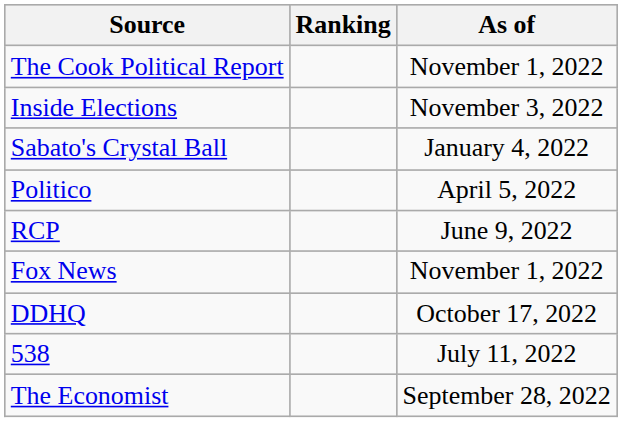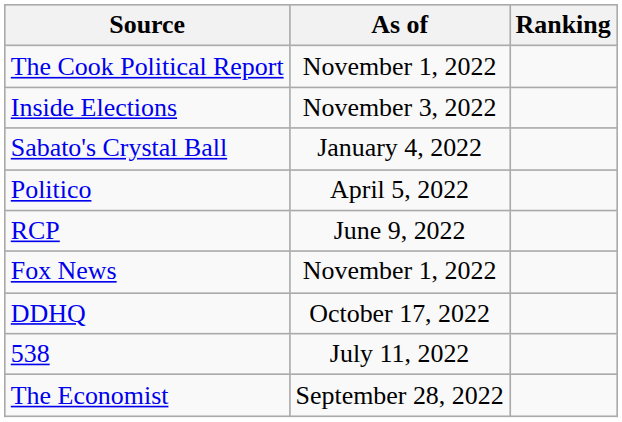columns swapped: (343, 25) <-> (507, 25)
